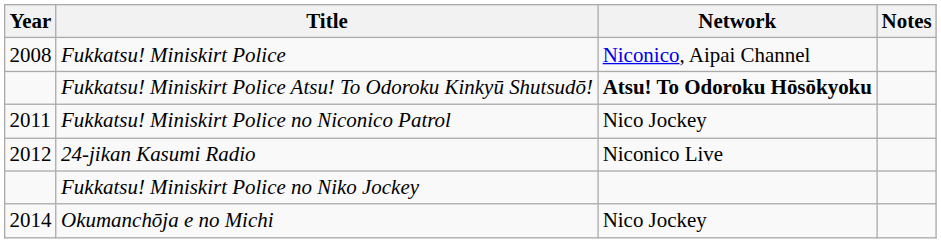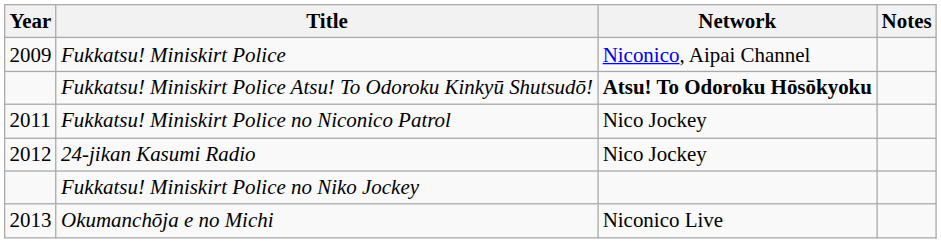(30, 54) 2008 -> (30, 54) 2009
(663, 154) Niconico Live -> (655, 154) Nico Jockey
(30, 220) 2014 -> (30, 220) 2013
(655, 220) Nico Jockey -> (663, 220) Niconico Live
